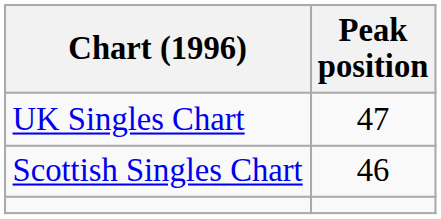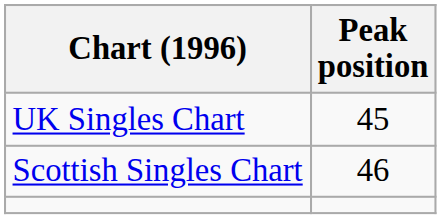(373, 118) 47 -> (373, 118) 45
